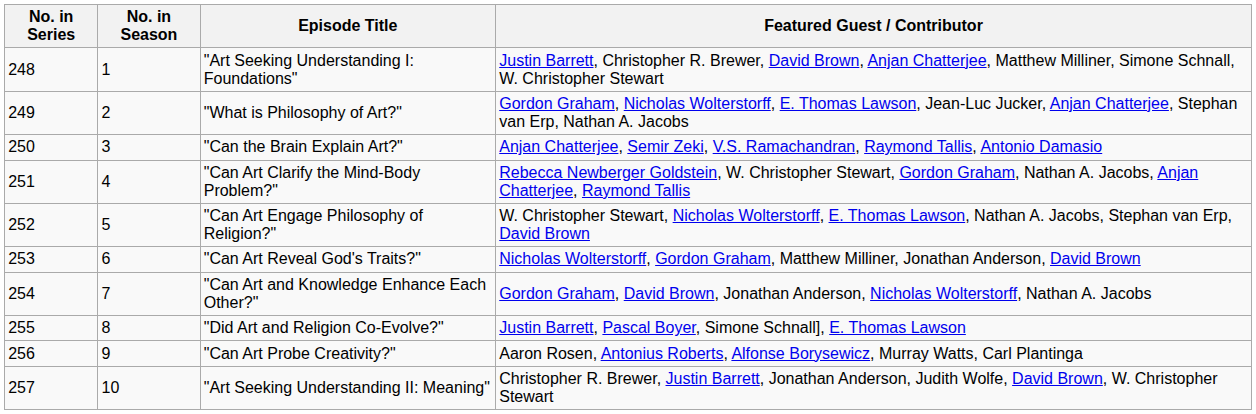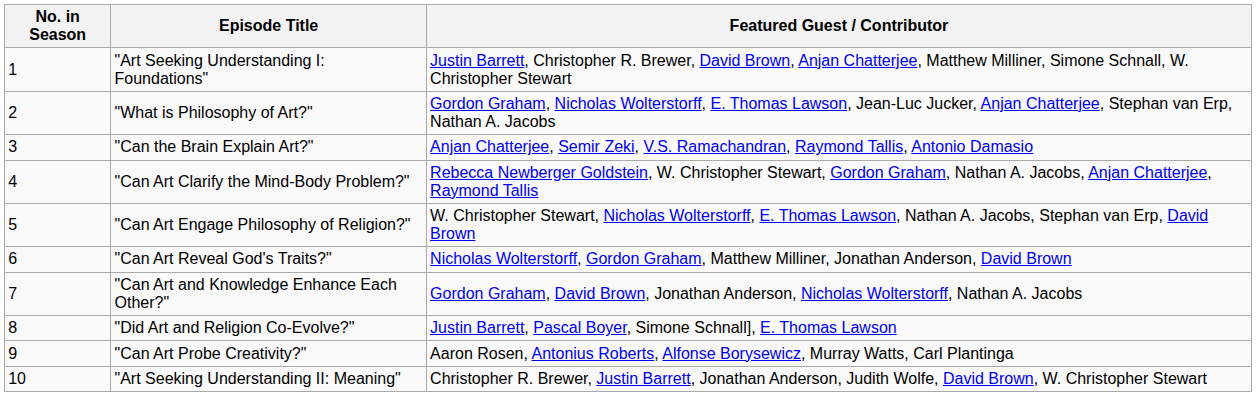- column: (51, 26)
